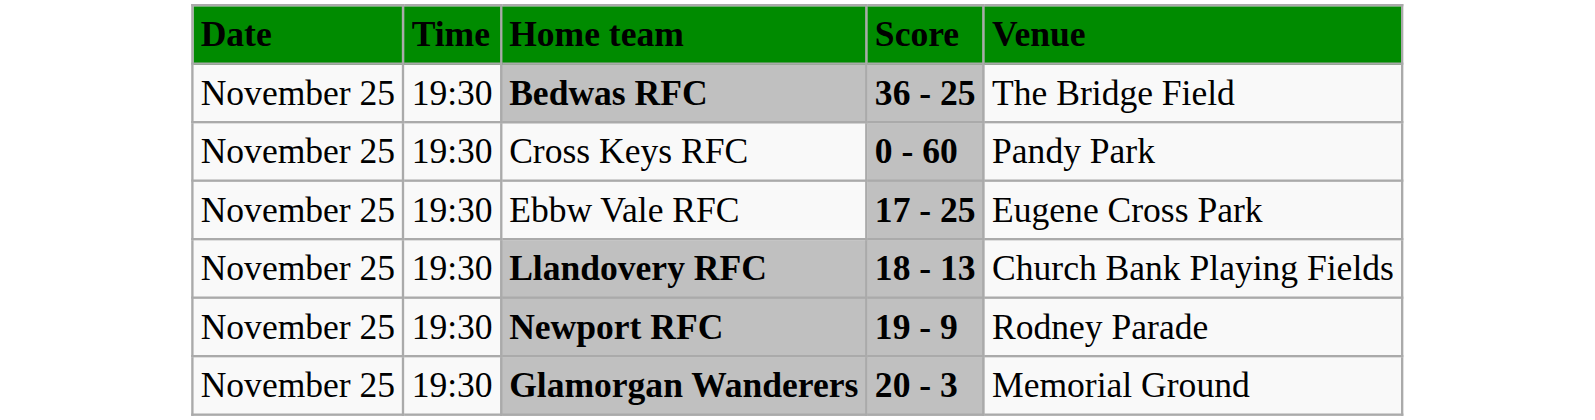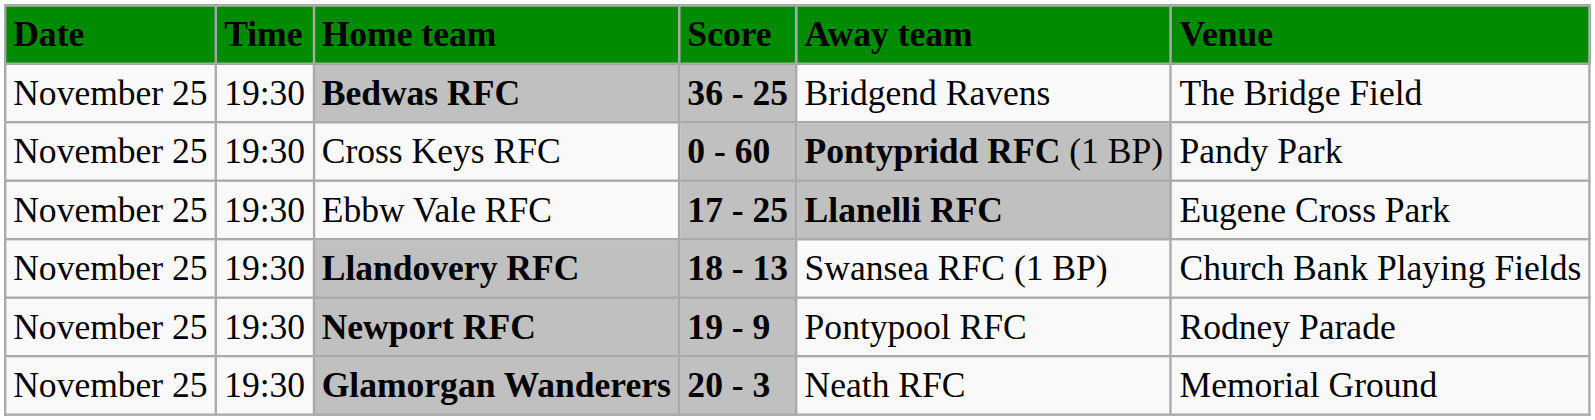+ column: (889, 33)
